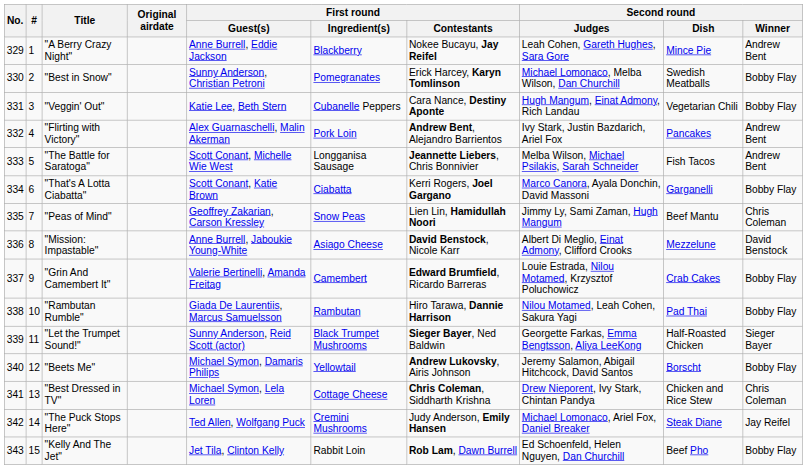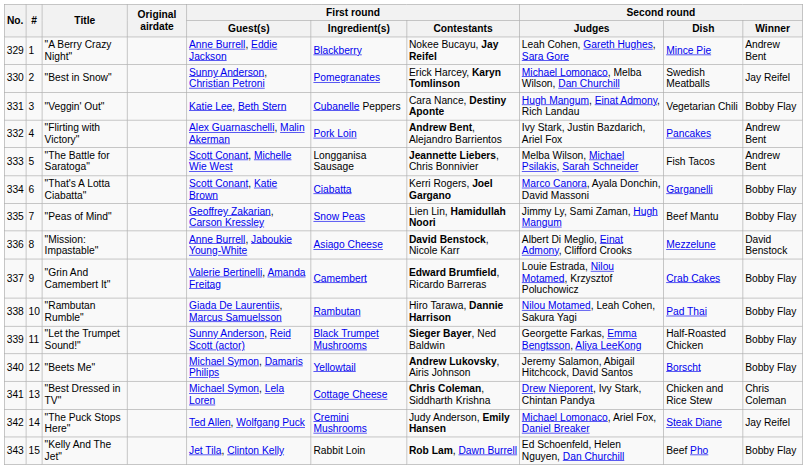(771, 78) Bobby Flay -> (768, 78) Jay Reifel
(766, 217) Chris Coleman -> (771, 217) Bobby Flay
(760, 339) Sieger Bayer -> (771, 339) Bobby Flay
